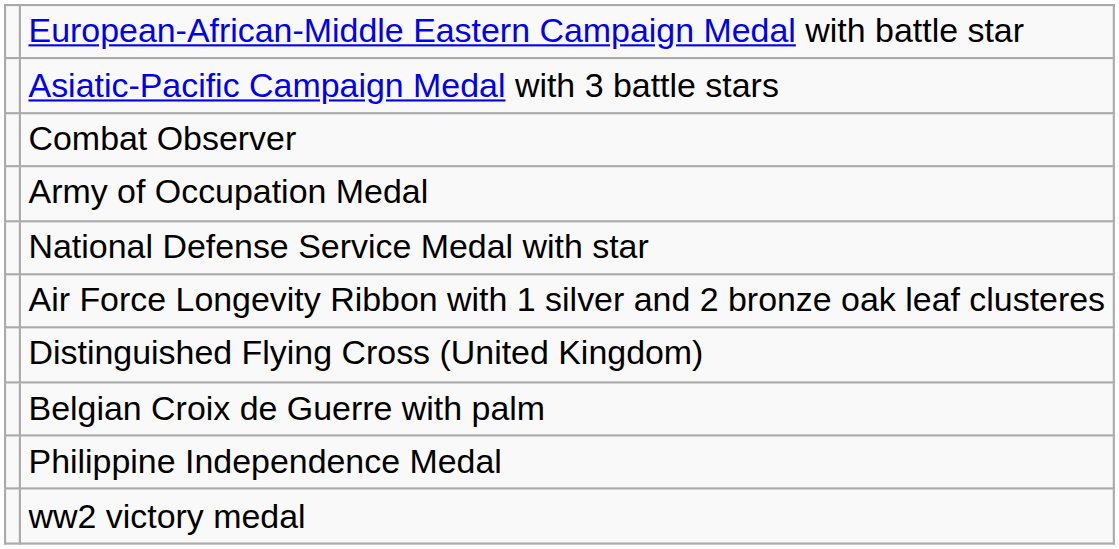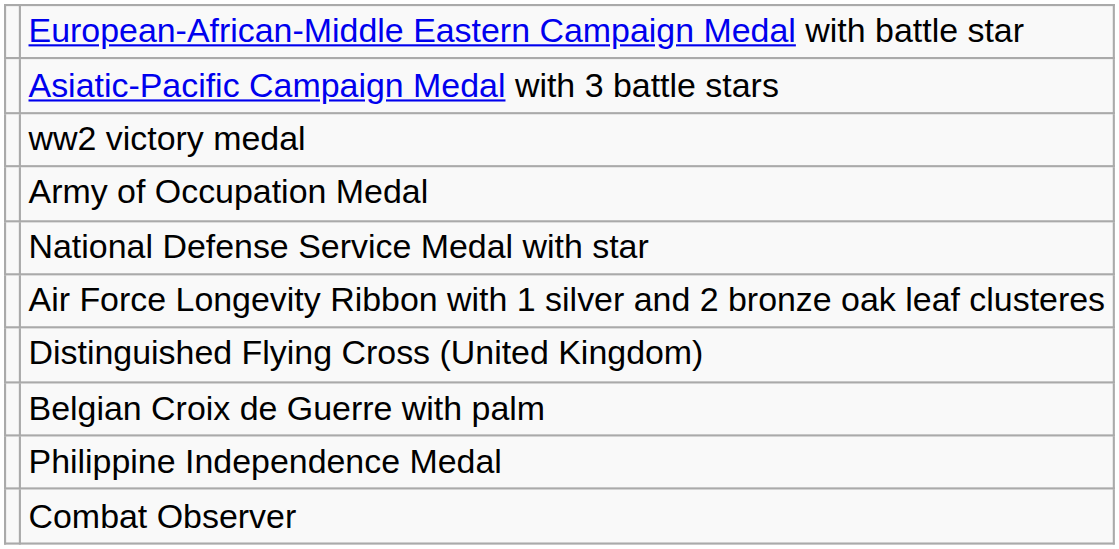rows swapped: (167, 515) <-> (162, 138)
